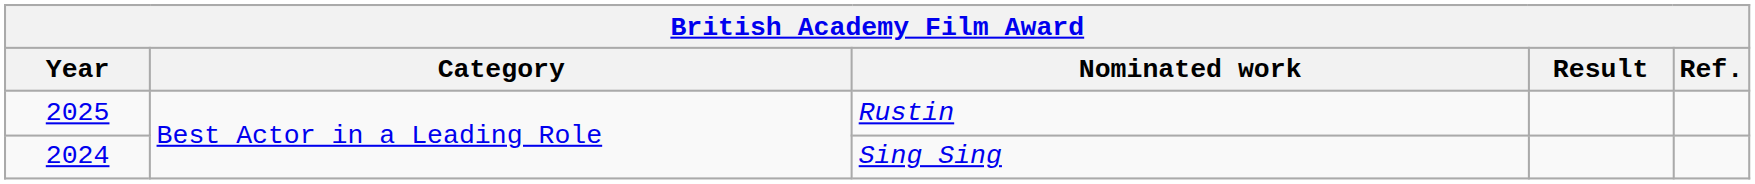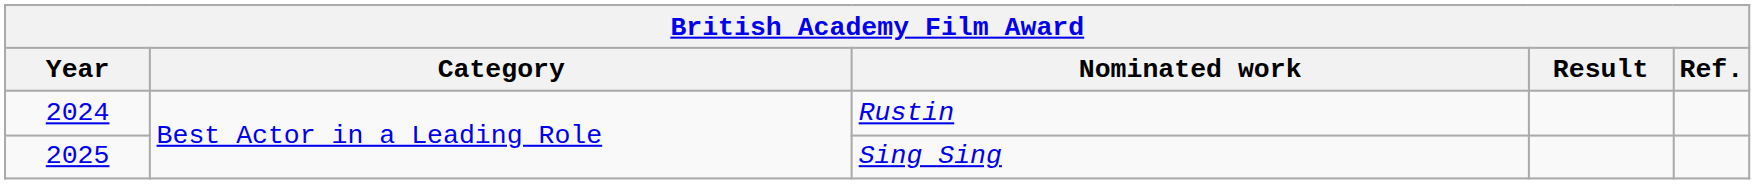(78, 113) 2025 -> (78, 113) 2024
(78, 156) 2024 -> (78, 156) 2025
